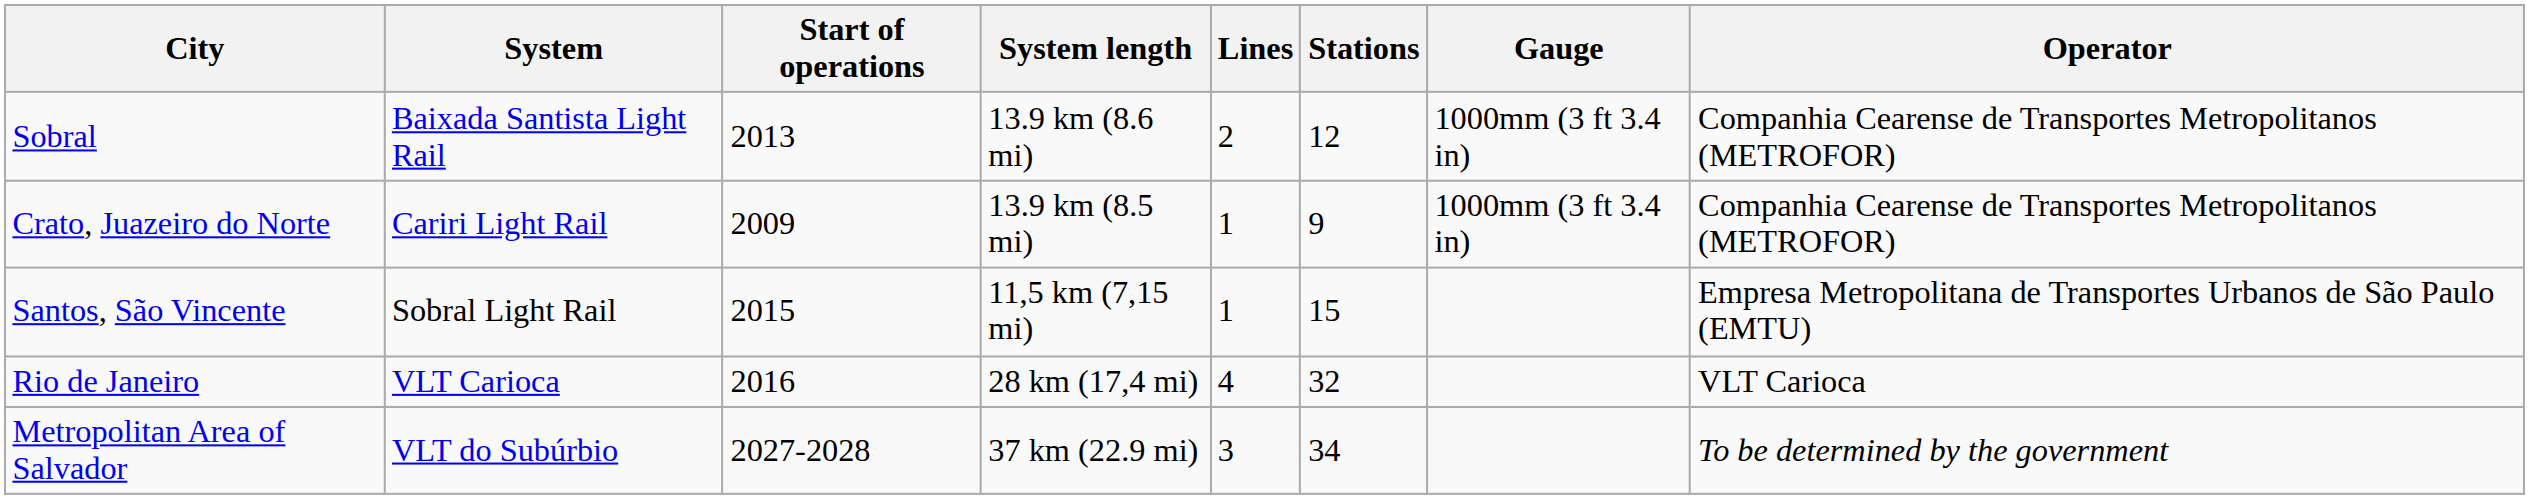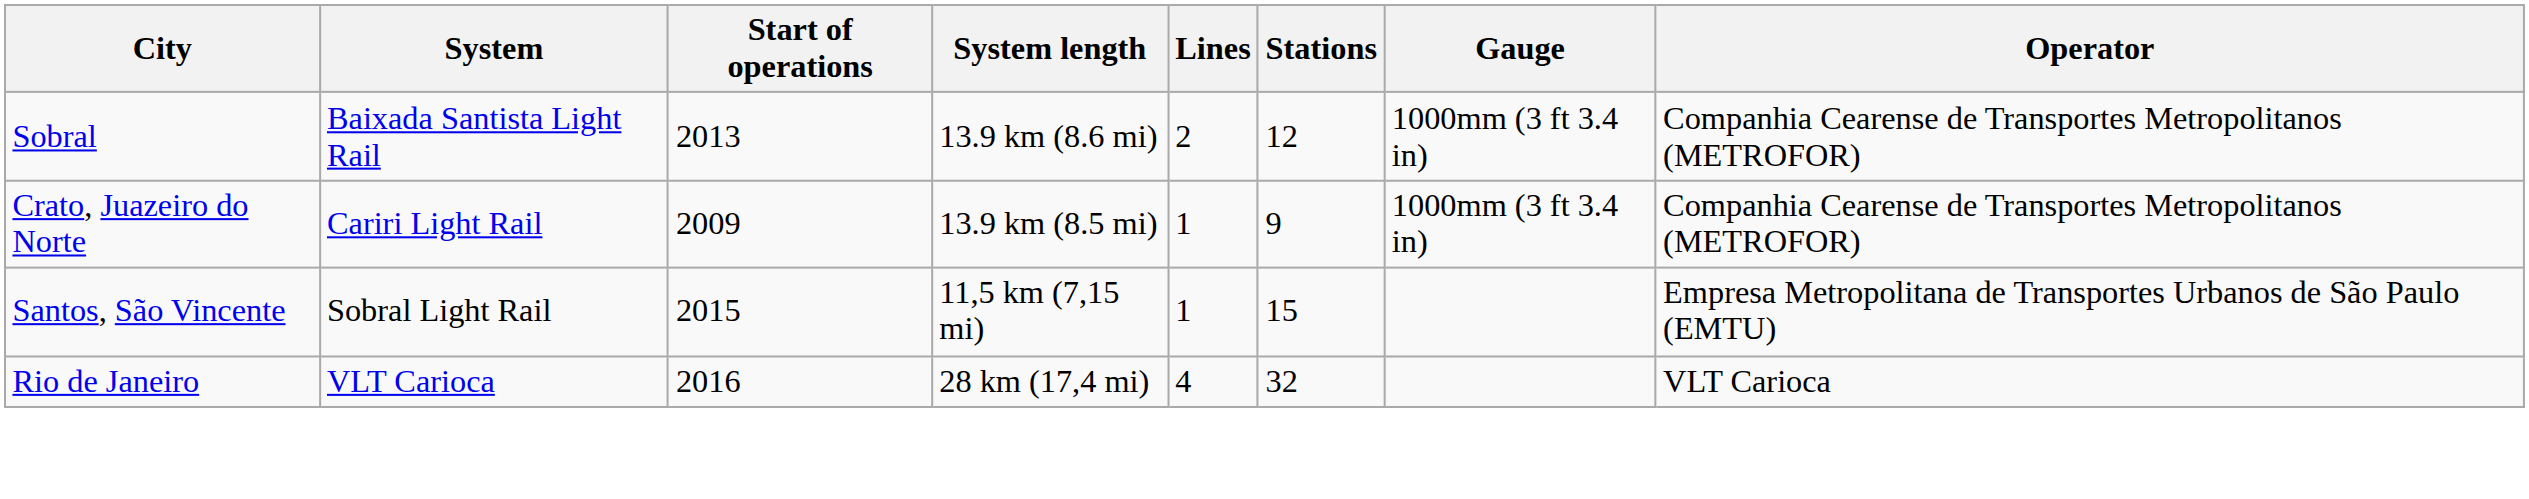- row: (149, 450)
